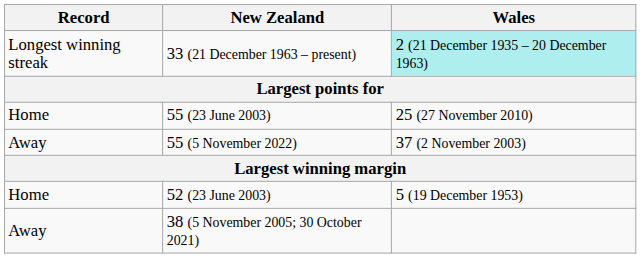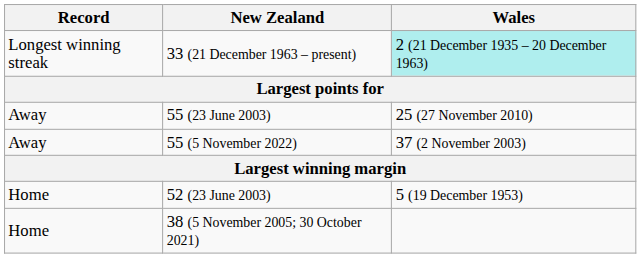(29, 115) Home -> (27, 115) Away
(27, 230) Away -> (29, 230) Home
